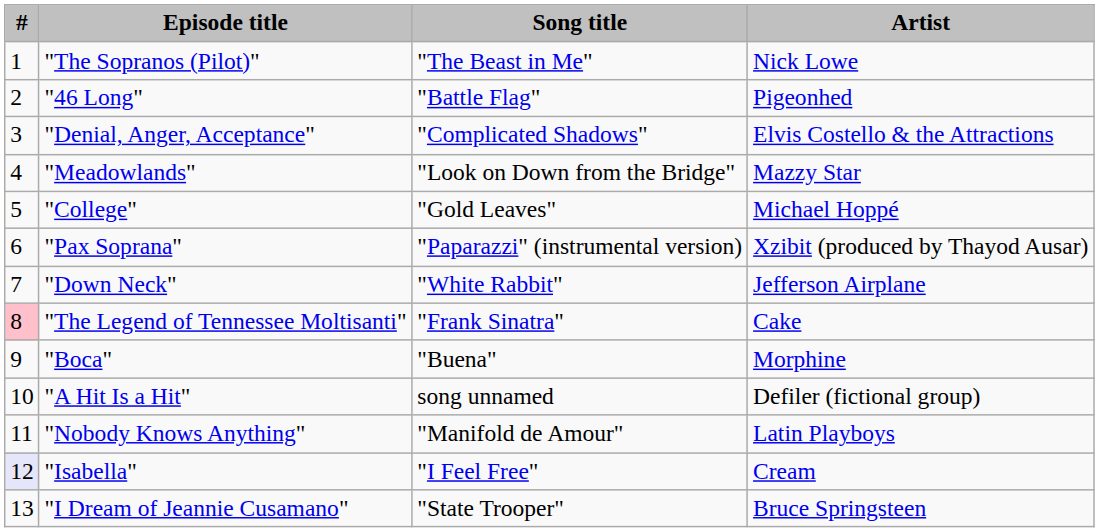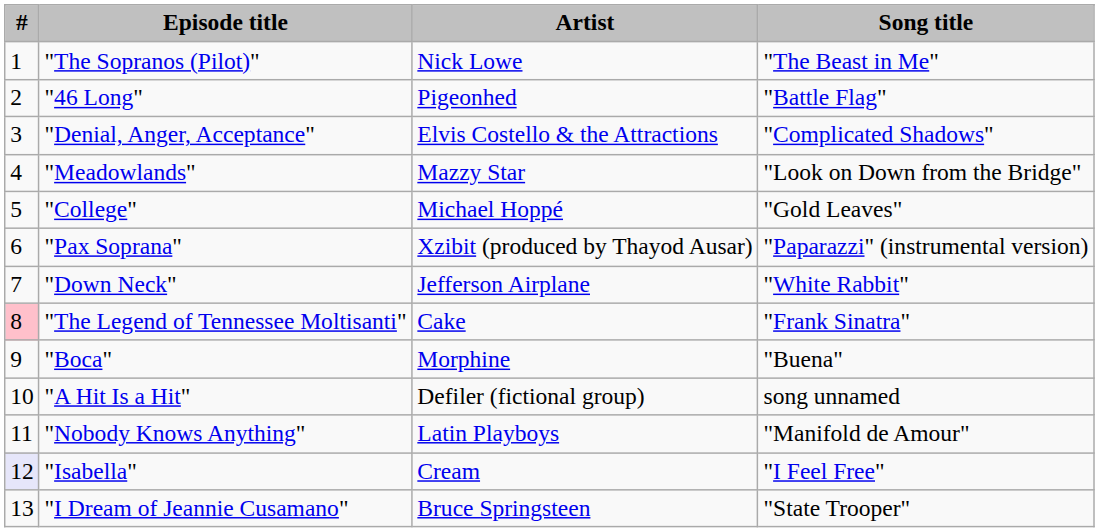columns swapped: (580, 23) <-> (921, 23)
